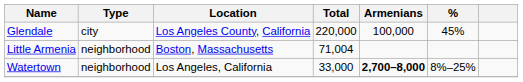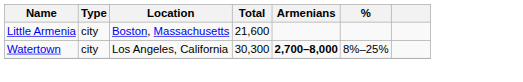- row: (30, 31)
(116, 49) neighborhood -> (90, 31) city
(336, 49) 71,004 -> (252, 31) 21,600
(116, 67) neighborhood -> (90, 49) city
(336, 67) 33,000 -> (252, 49) 30,300
